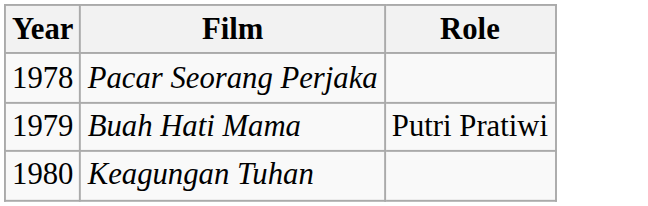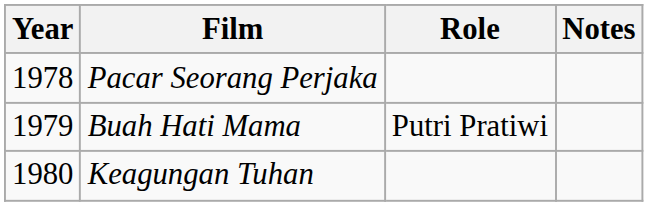+ column: (599, 28)
